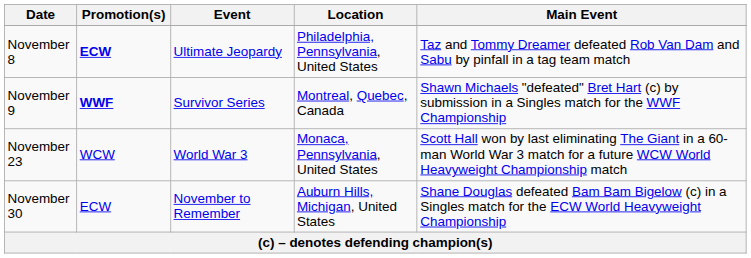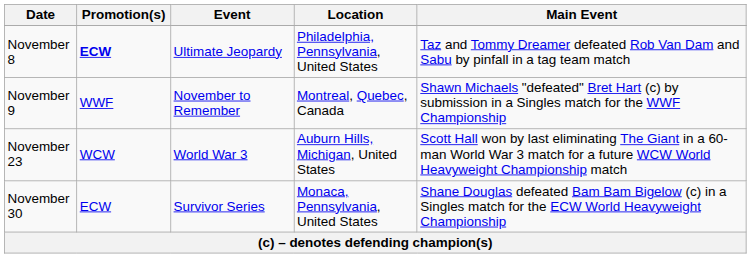(97, 103) bold -> (97, 103) normal
(219, 103) Survivor Series -> (212, 103) November to Remember
(339, 154) Monaca, Pennsylvania, United States -> (347, 154) Auburn Hills, Michigan, United States
(212, 206) November to Remember -> (219, 206) Survivor Series
(347, 206) Auburn Hills, Michigan, United States -> (339, 206) Monaca, Pennsylvania, United States
